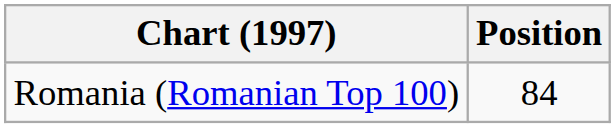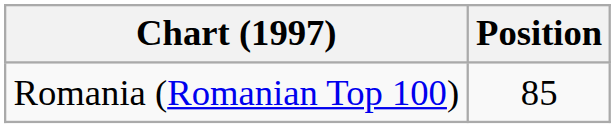(539, 91) 84 -> (539, 91) 85
